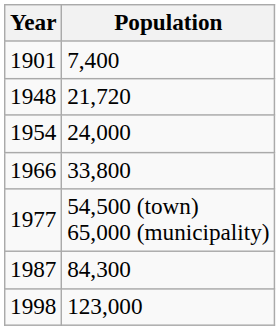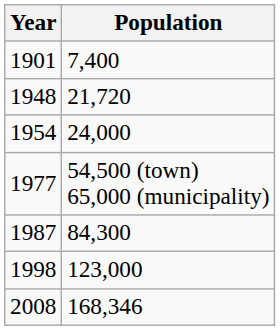- row: (33, 170)
+ row: (33, 306)
